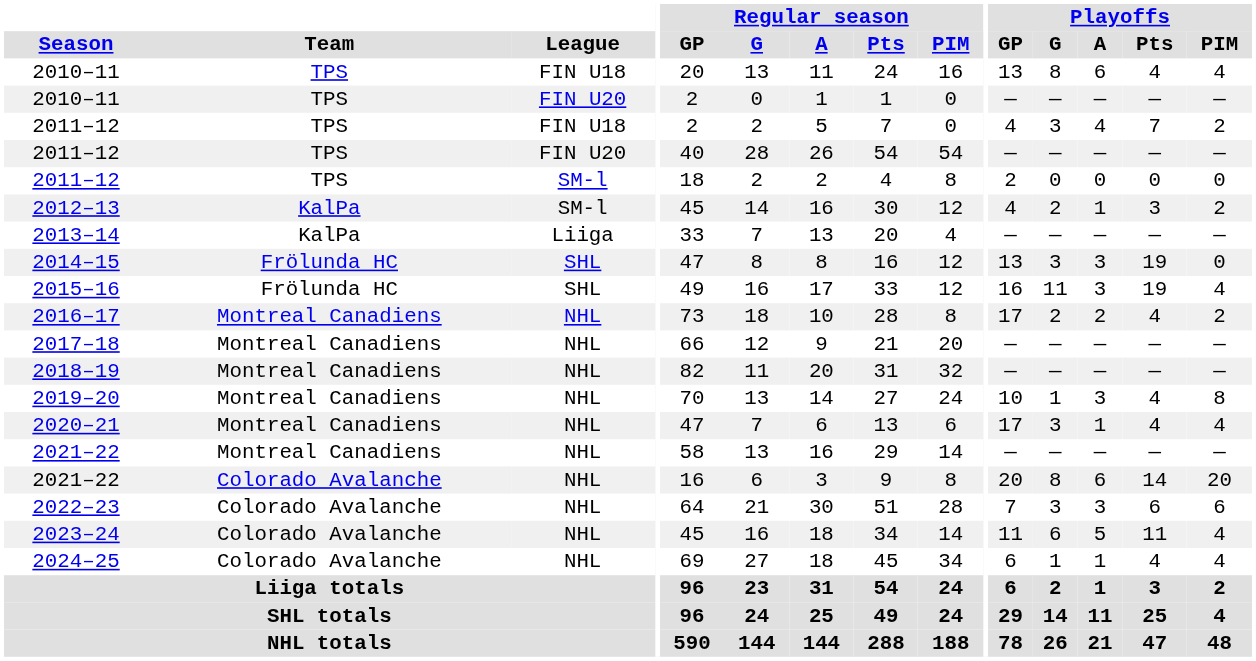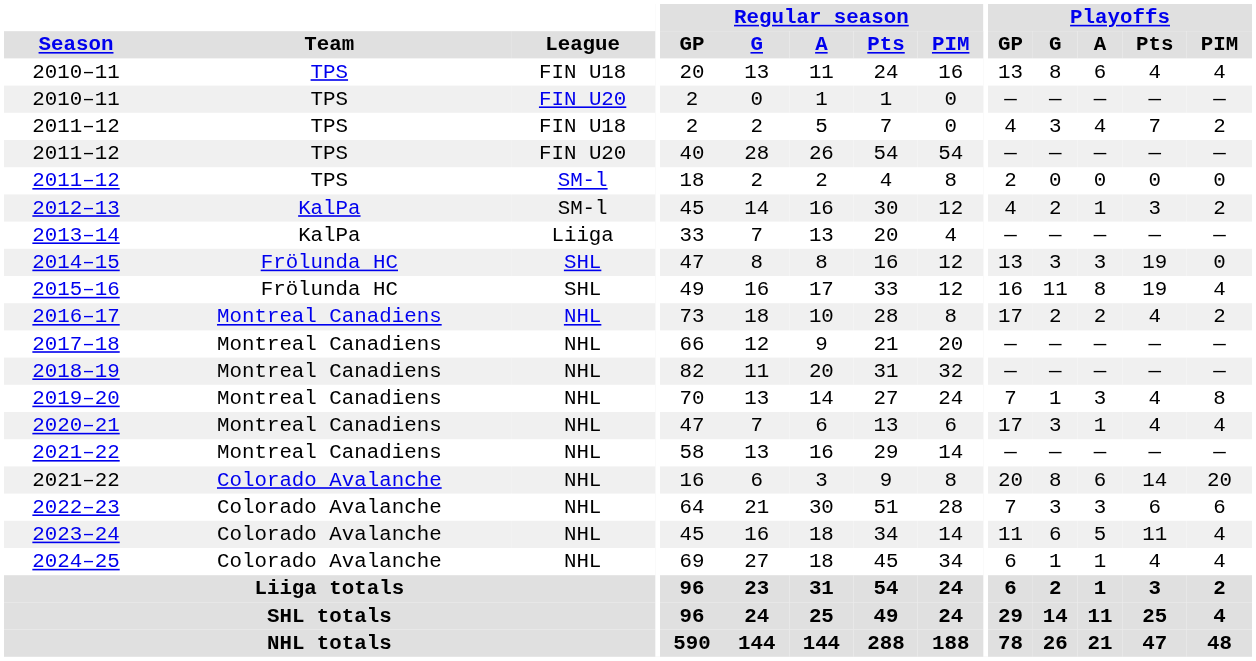(1100, 290) 3 -> (1100, 290) 8
(1010, 398) 10 -> (1010, 398) 7
